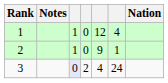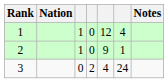columns swapped: (144, 13) <-> (53, 13)
(75, 68) lavender background -> (81, 68) no background
